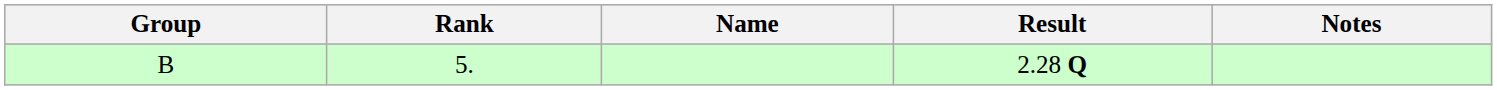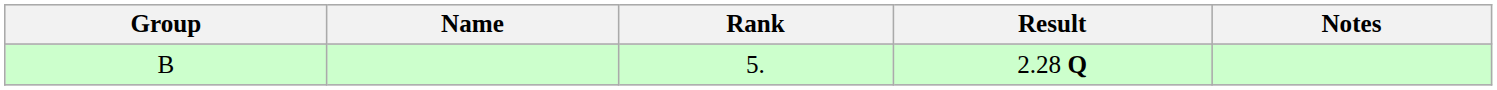columns swapped: (464, 24) <-> (747, 24)
